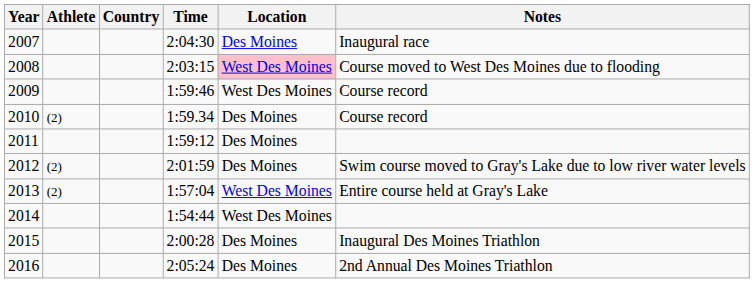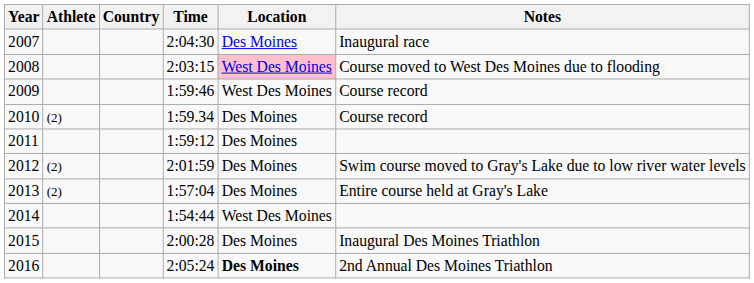(277, 191) West Des Moines -> (259, 191) Des Moines
(259, 265) normal -> (260, 265) bold
